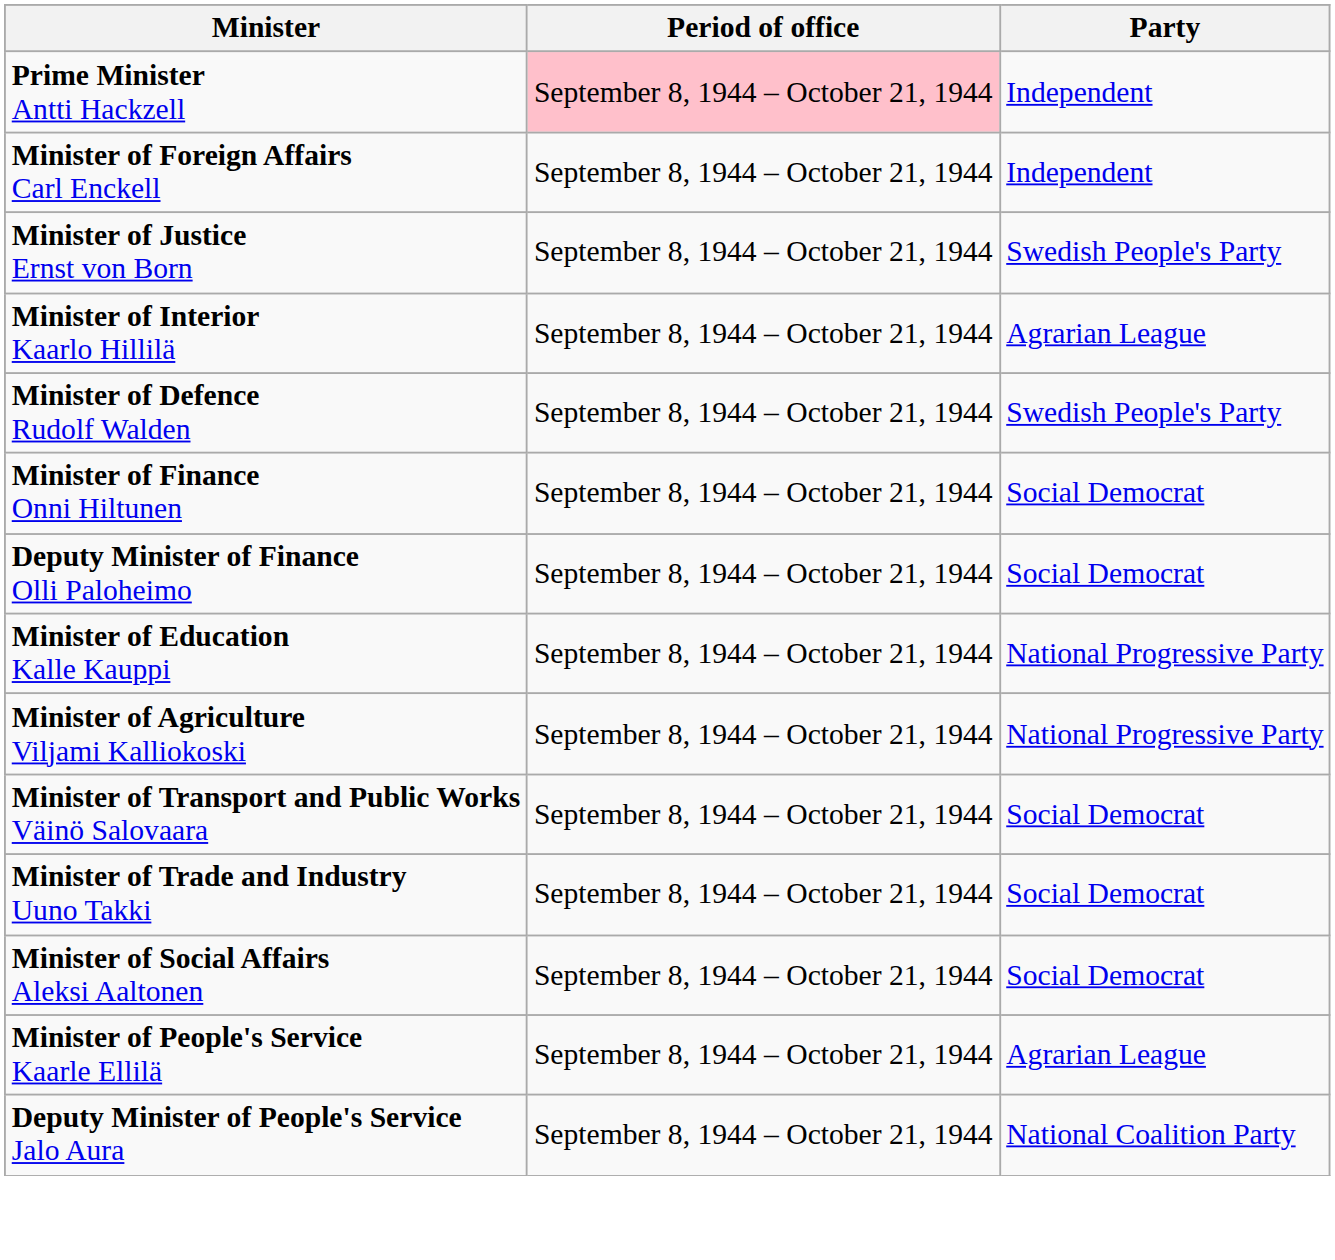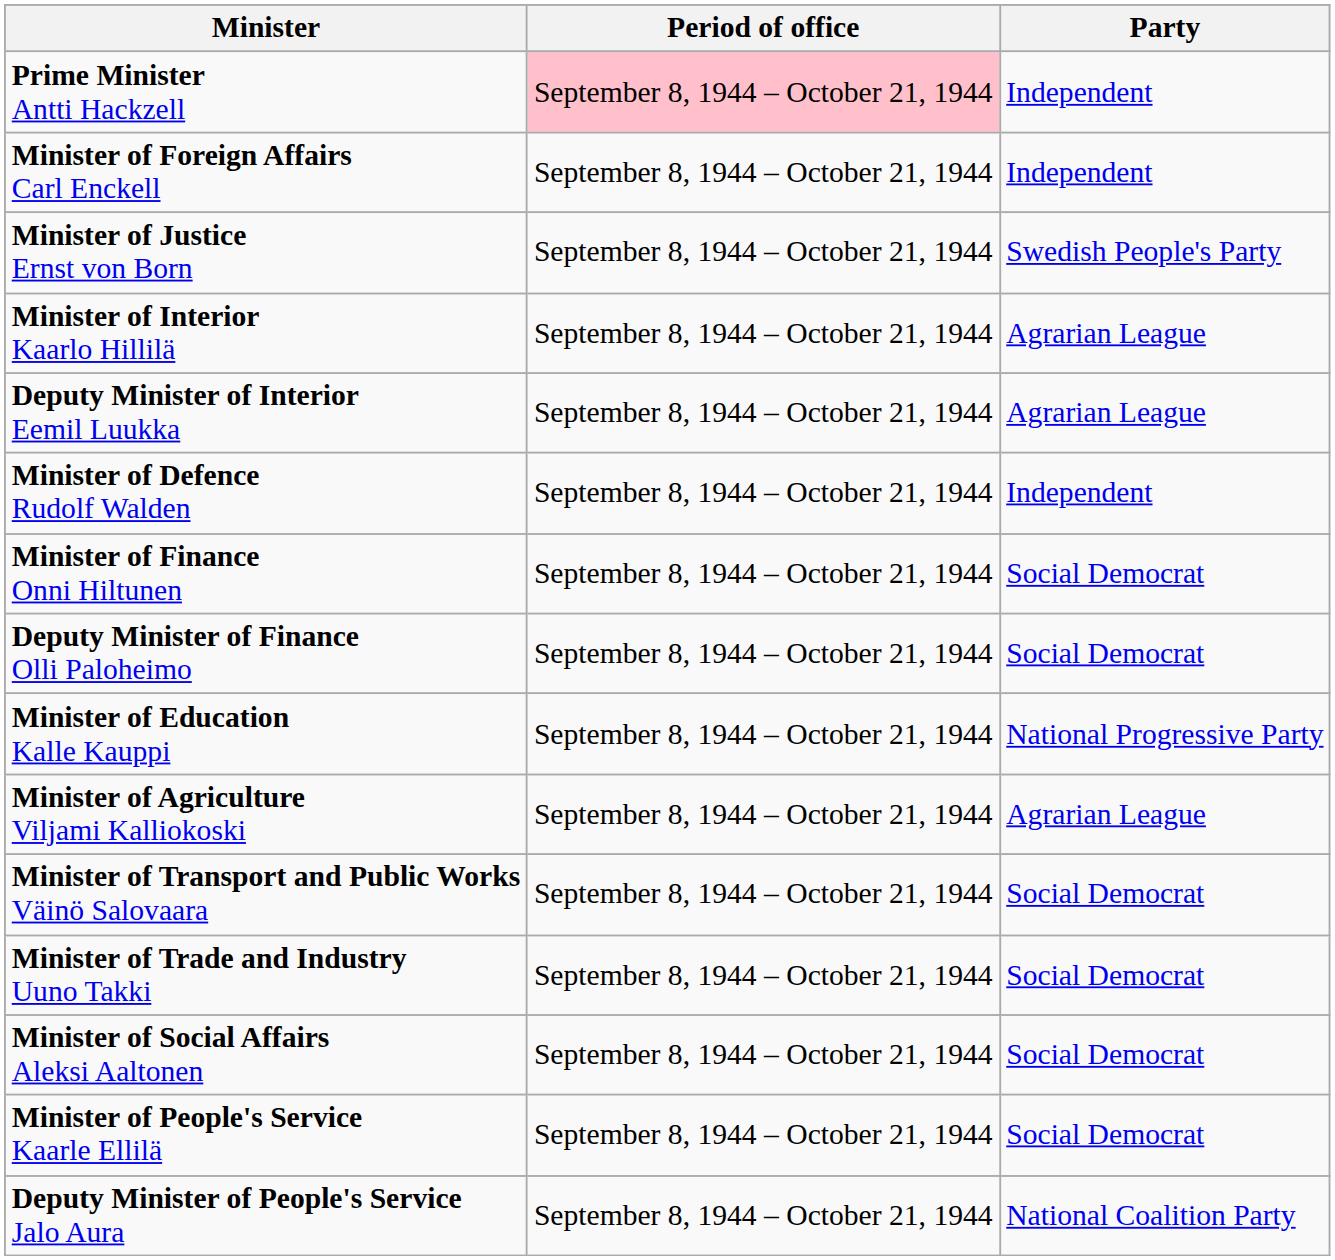+ row: (185, 412)
(1144, 412) Swedish People's Party -> (1079, 492) Independent
(1165, 733) National Progressive Party -> (1106, 813) Agrarian League
(1106, 1054) Agrarian League -> (1105, 1134) Social Democrat
